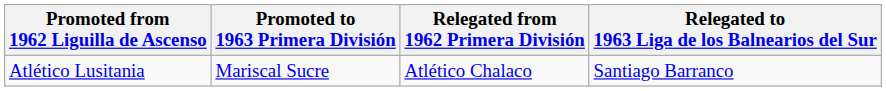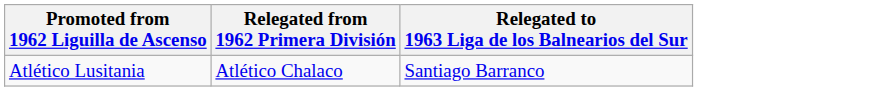- column: (306, 30)
